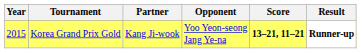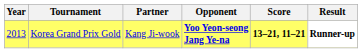(16, 34) 2015 -> (16, 34) 2013
(216, 34) normal -> (216, 34) bold
